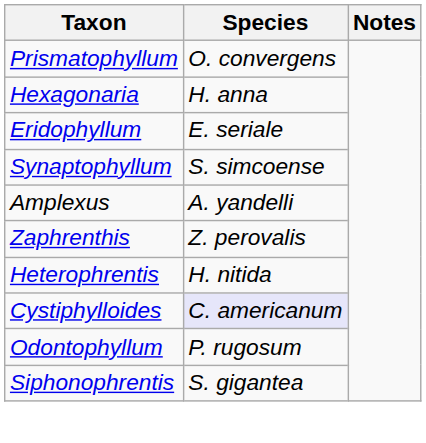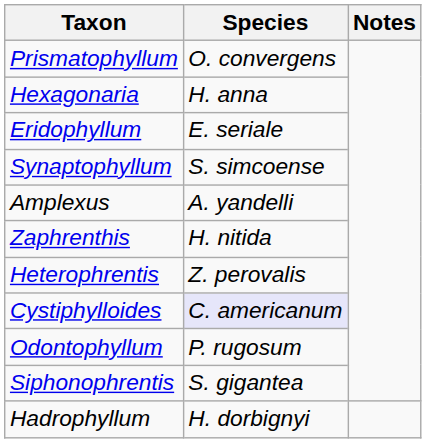(247, 238) Z. perovalis -> (230, 238) H. nitida
(230, 274) H. nitida -> (247, 274) Z. perovalis
+ row: (80, 418)
